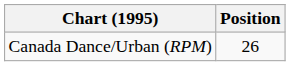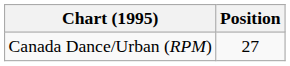(250, 46) 26 -> (250, 46) 27
